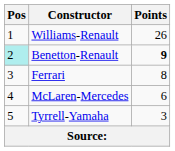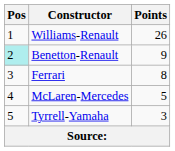(164, 55) bold -> (164, 55) normal
(164, 96) 6 -> (164, 96) 5
